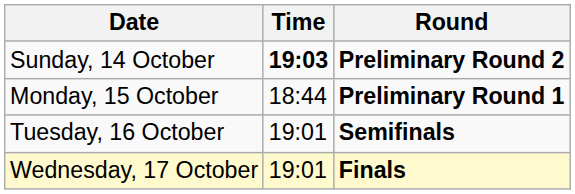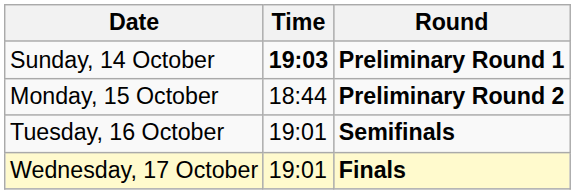(452, 59) Preliminary Round 2 -> (452, 59) Preliminary Round 1
(452, 96) Preliminary Round 1 -> (452, 96) Preliminary Round 2
